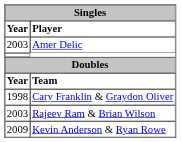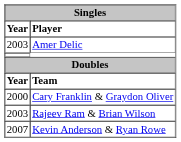(17, 97) 1998 -> (17, 97) 2000
(17, 129) 2009 -> (17, 129) 2007
